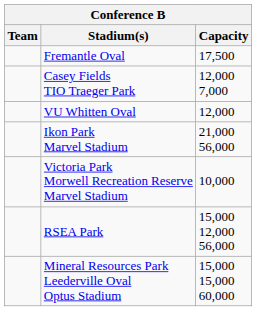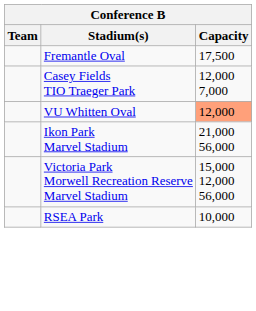(217, 111) no background -> (217, 111) lightsalmon background
(217, 181) 10,000 -> (217, 181) 15,000 12,000 56,000
(217, 231) 15,000 12,000 56,000 -> (217, 216) 10,000
- row: (106, 281)
